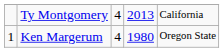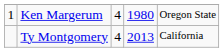rows swapped: (62, 36) <-> (64, 15)
